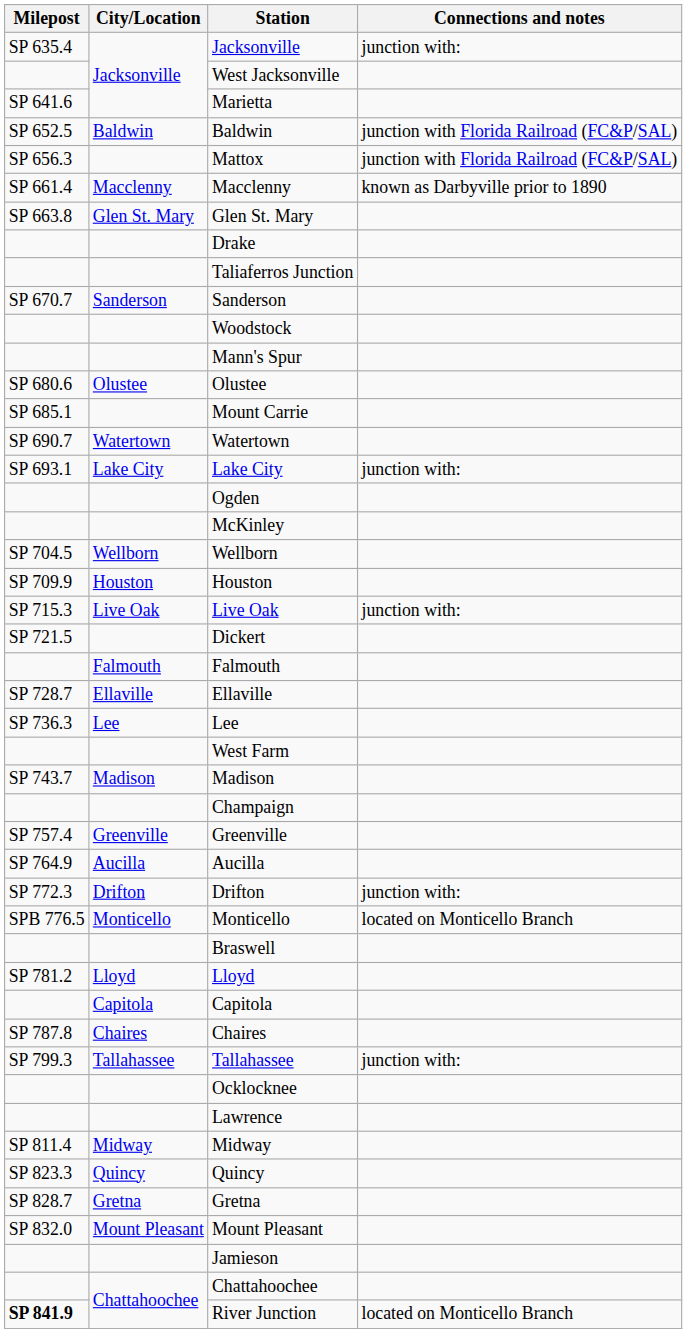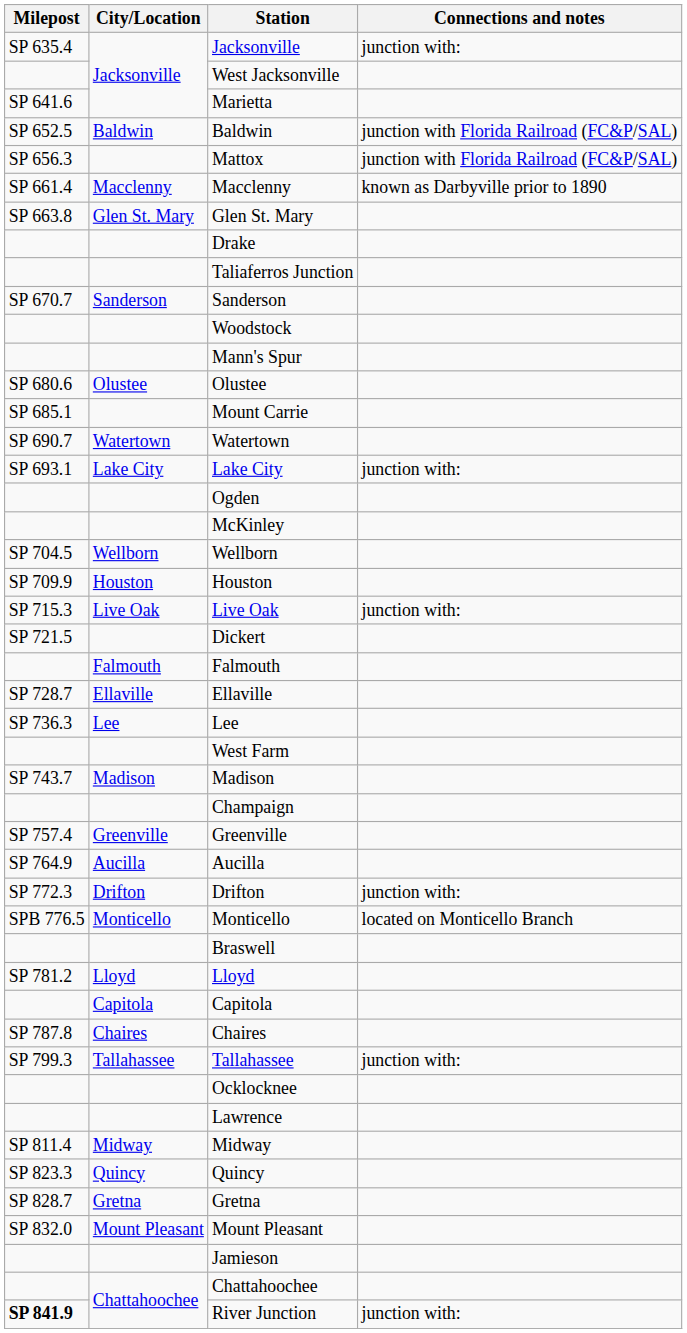(467, 1314) located on Monticello Branch -> (411, 1314) junction with:
